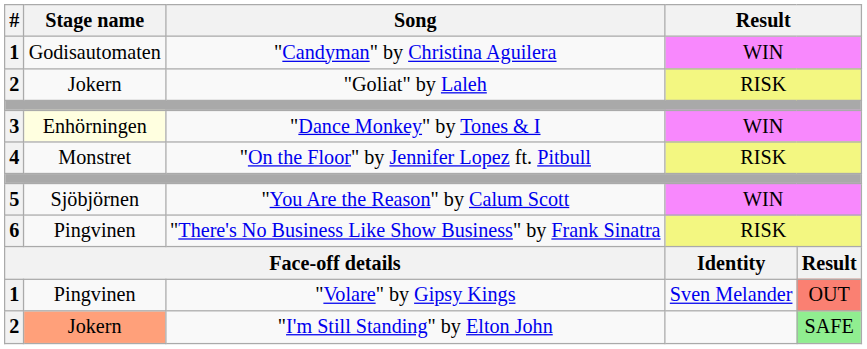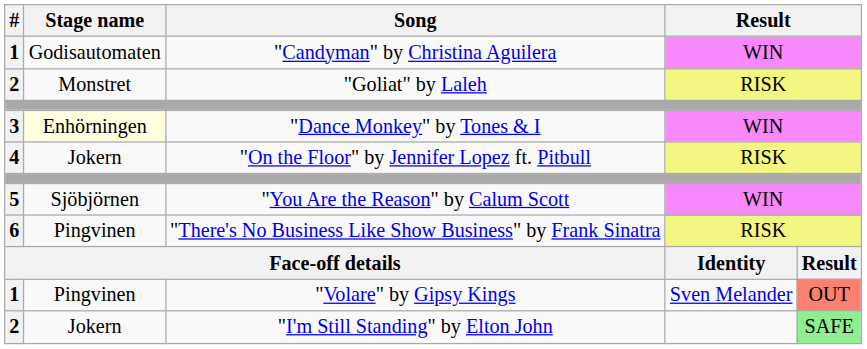(95, 84) Jokern -> (95, 84) Monstret
(95, 157) Monstret -> (95, 157) Jokern
(95, 326) lightsalmon background -> (95, 326) no background
